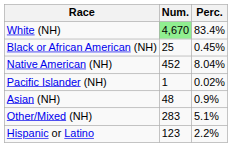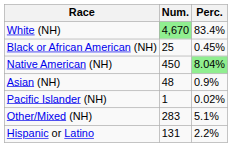(171, 64) 452 -> (171, 64) 450
(209, 64) no background -> (209, 64) lightgreen background
rows swapped: (33, 99) <-> (57, 82)
(171, 133) 123 -> (171, 133) 131
